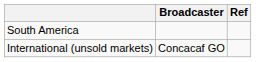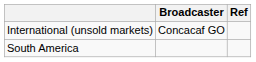rows swapped: (80, 48) <-> (43, 30)
